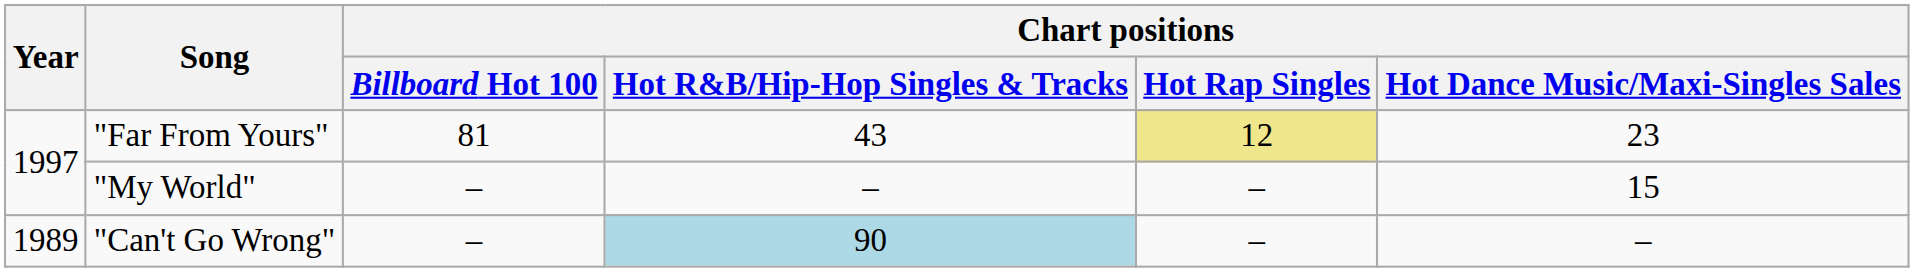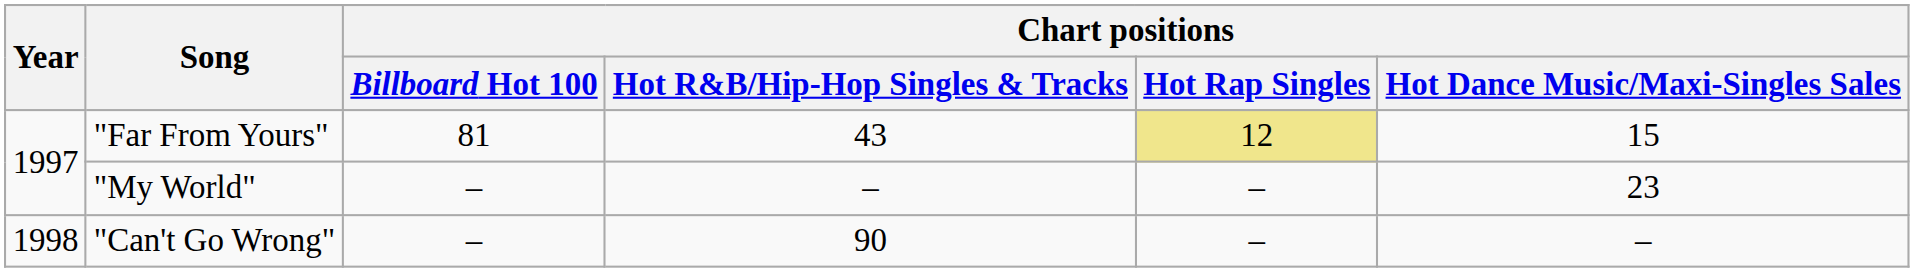(1643, 135) 23 -> (1643, 135) 15
(1643, 187) 15 -> (1643, 187) 23
(46, 239) 1989 -> (46, 239) 1998
(870, 239) lightblue background -> (870, 239) no background
